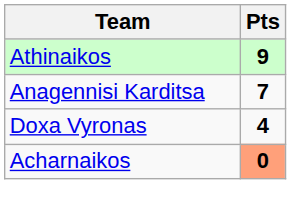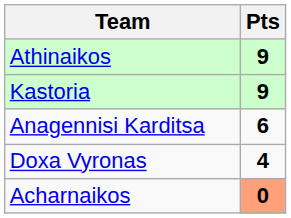+ row: (50, 91)
(263, 91) 7 -> (263, 126) 6
